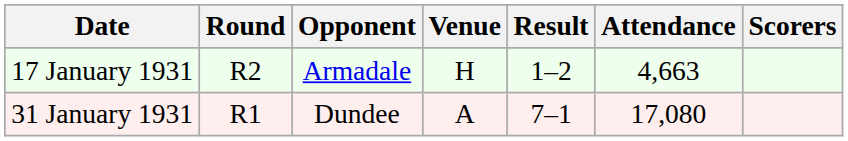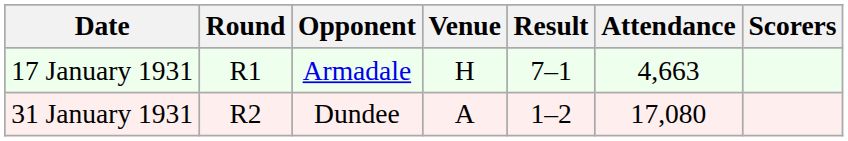(246, 69) R2 -> (246, 69) R1
(551, 69) 1–2 -> (551, 69) 7–1
(246, 113) R1 -> (246, 113) R2
(551, 113) 7–1 -> (551, 113) 1–2
